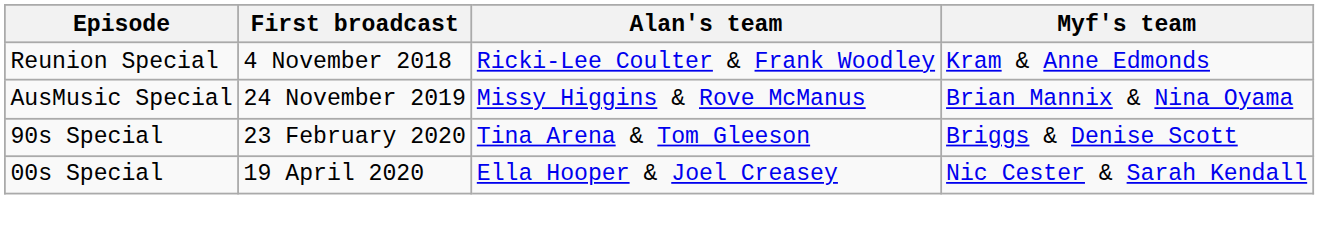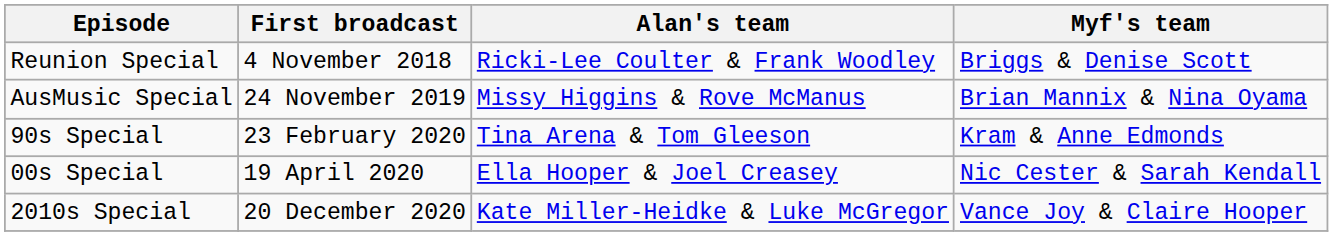(1078, 61) Kram & Anne Edmonds -> (1106, 61) Briggs & Denise Scott
(1092, 137) Briggs & Denise Scott -> (1092, 137) Kram & Anne Edmonds
+ row: (101, 212)
